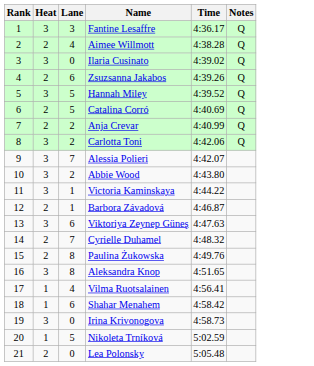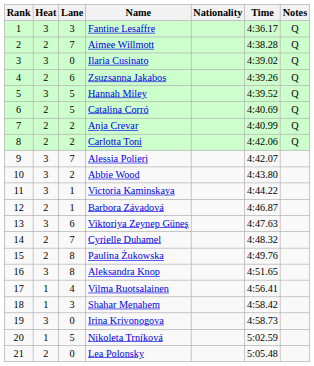+ column: (218, 12)
(72, 45) 4 -> (72, 45) 7
(46, 142) 3 -> (46, 142) 2
(72, 304) 6 -> (72, 304) 3
